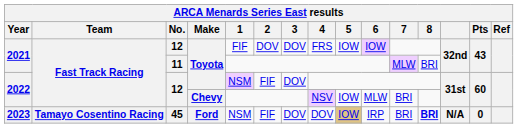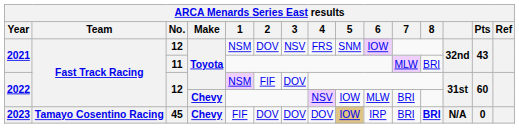(240, 47) FIF -> (240, 47) NSM
(295, 47) DOV -> (295, 47) NSV
(349, 47) IOW -> (350, 47) SNM
(207, 115) Ford -> (207, 115) Chevy
(240, 115) NSM -> (240, 115) FIF
(267, 115) FIF -> (267, 115) DOV
